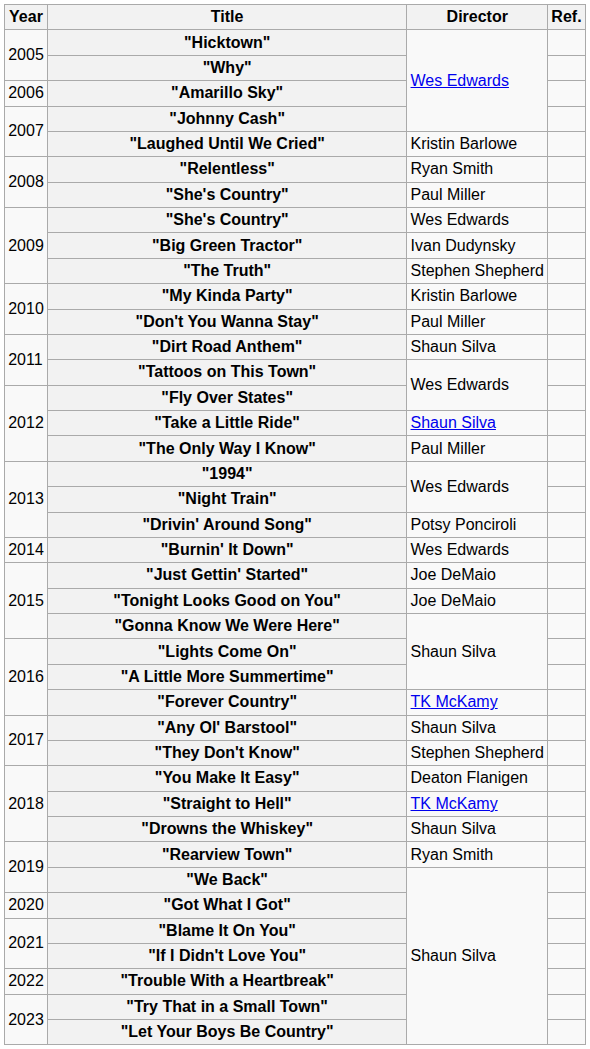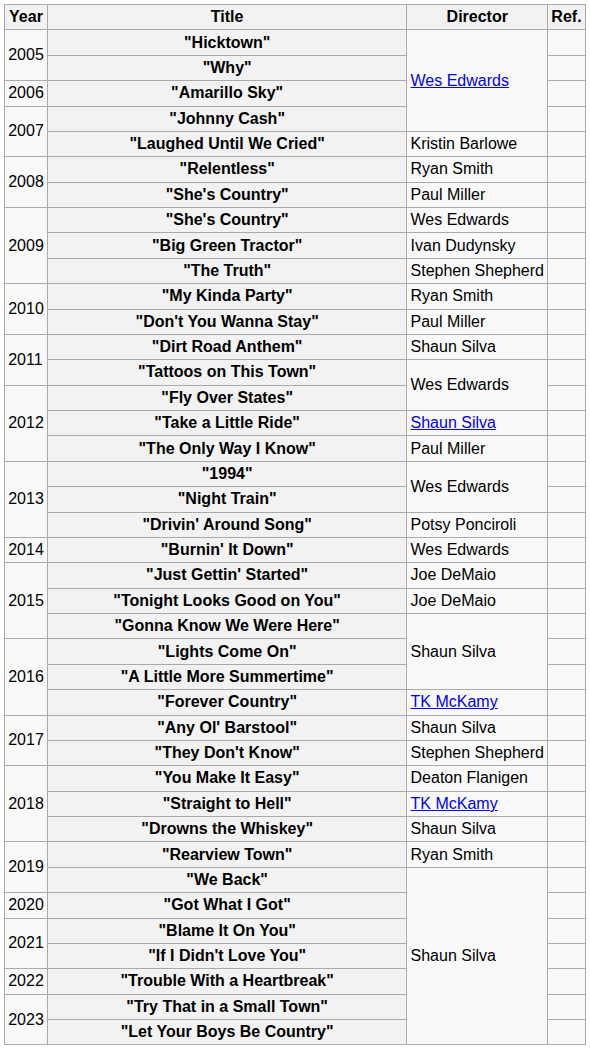(464, 296) Kristin Barlowe -> (452, 296) Ryan Smith
